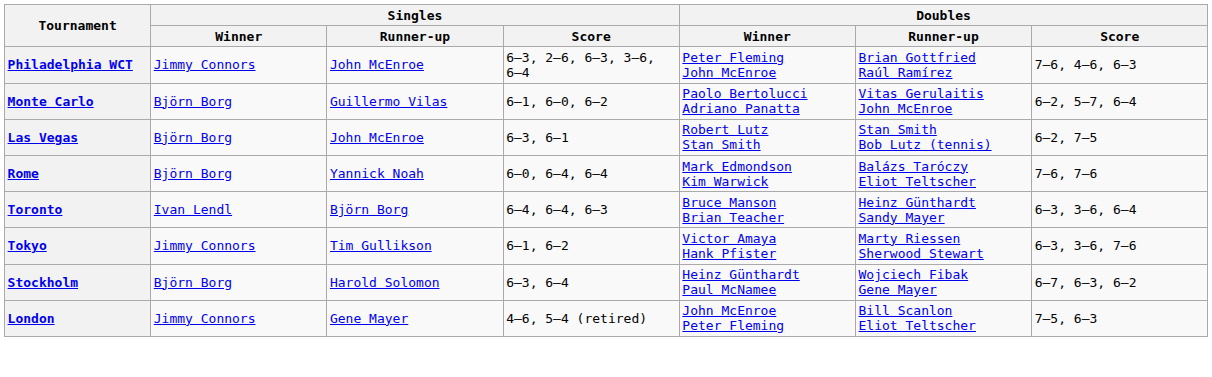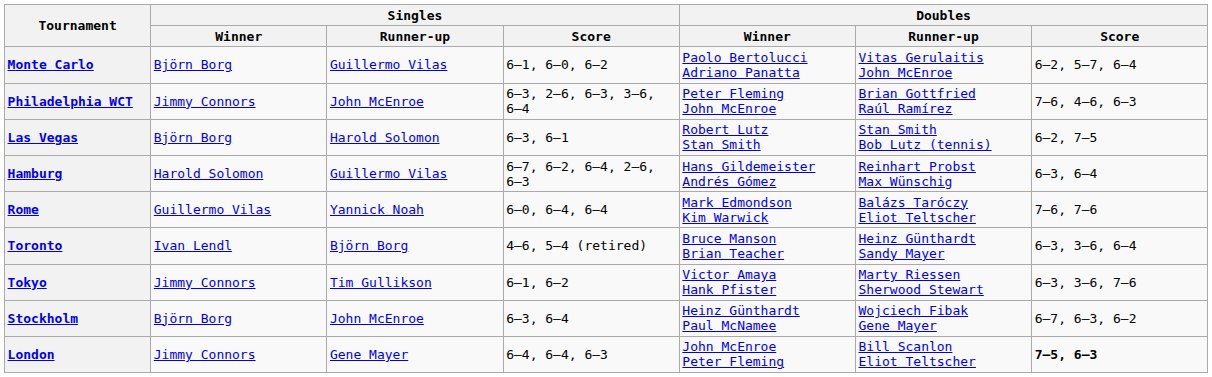rows swapped: (70, 65) <-> (51, 101)
(377, 137) John McEnroe -> (385, 137) Harold Solomon
+ row: (35, 174)
(193, 174) Björn Borg -> (212, 210) Guillermo Vilas
(557, 210) 6–4, 6–4, 6–3 -> (577, 246) 4–6, 5–4 (retired)
(385, 282) Harold Solomon -> (377, 318) John McEnroe
(577, 318) 4–6, 5–4 (retired) -> (557, 354) 6–4, 6–4, 6–3
(1066, 318) normal -> (1066, 354) bold
